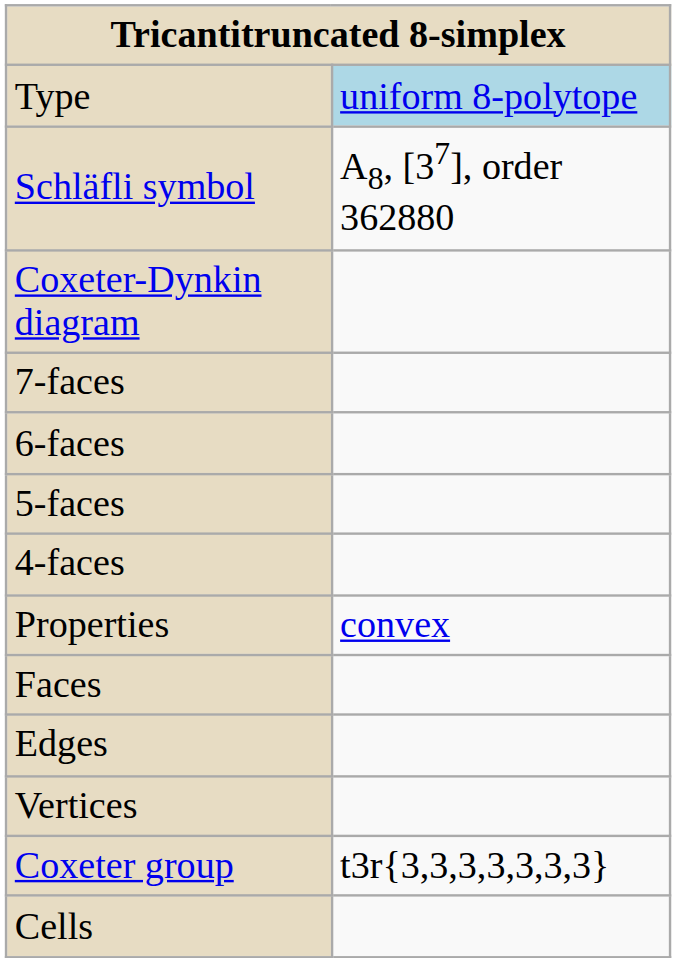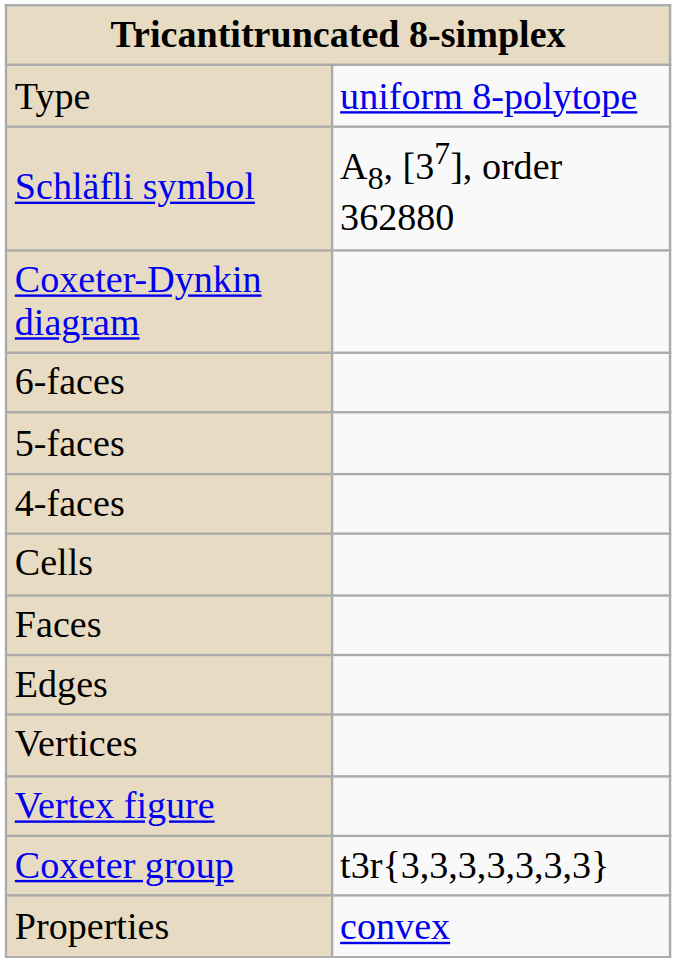(489, 95) lightblue background -> (489, 95) no background
- row: (70, 382)
rows swapped: (54, 925) <-> (92, 623)
+ row: (115, 805)
